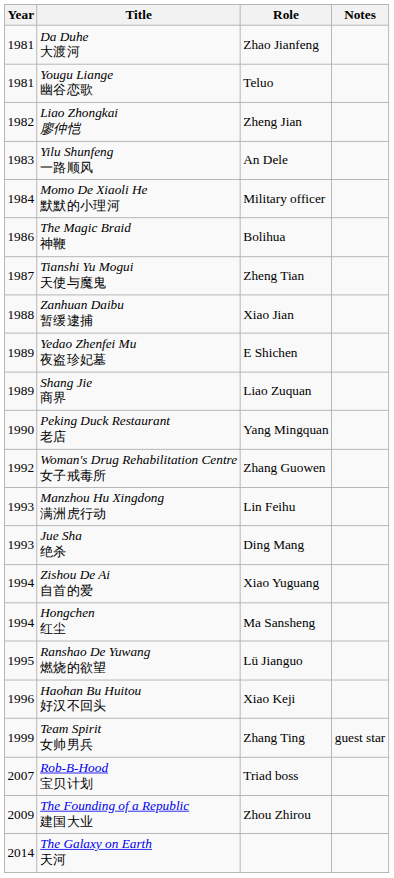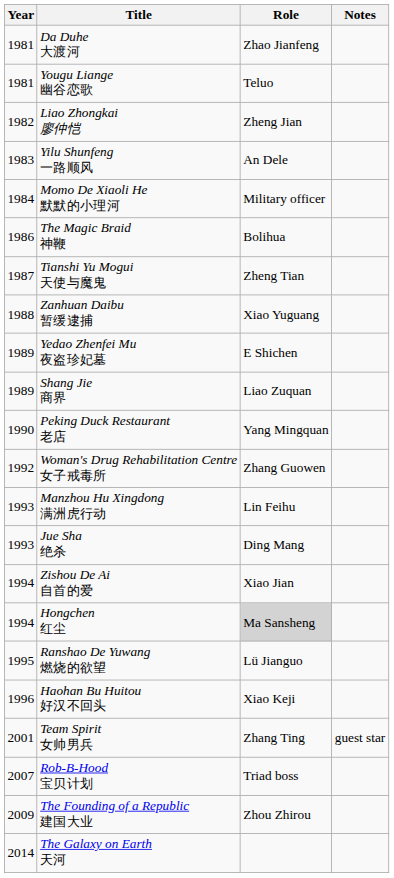(269, 314) Xiao Jian -> (281, 314) Xiao Yuguang
(281, 583) Xiao Yuguang -> (269, 583) Xiao Jian
(279, 622) no background -> (279, 622) lightgrey background
(21, 737) 1999 -> (21, 737) 2001
